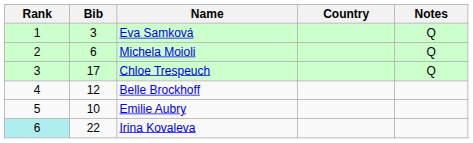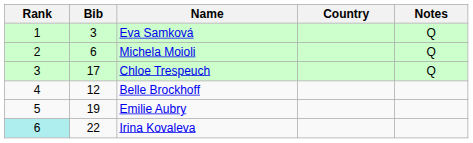(93, 109) 10 -> (93, 109) 19
